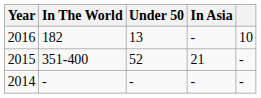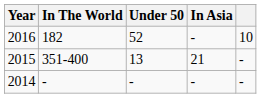(136, 37) 13 -> (136, 37) 52
(136, 59) 52 -> (136, 59) 13
